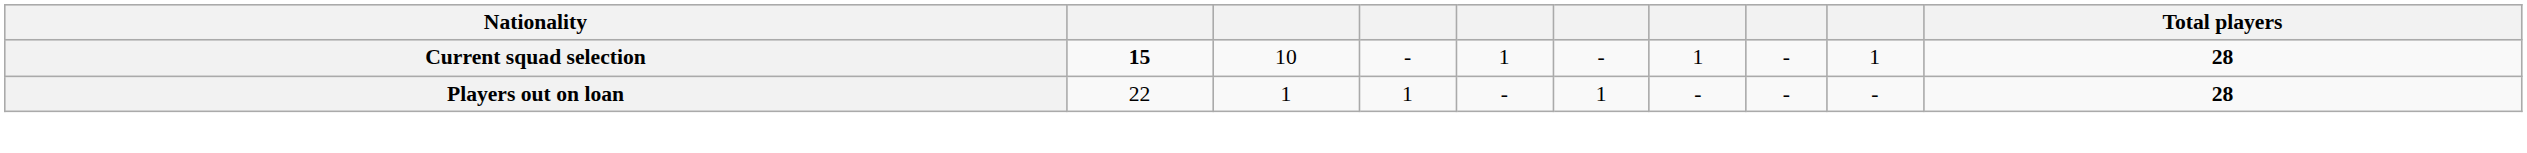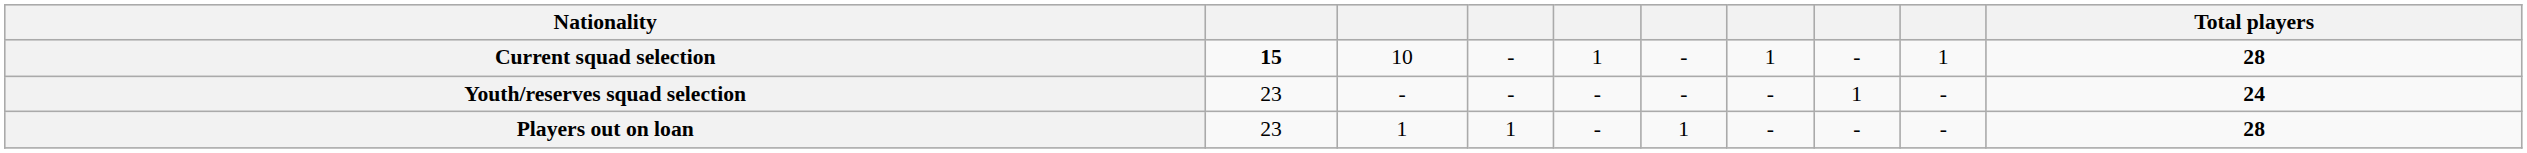+ row: (605, 93)
(1139, 93) 22 -> (1271, 128) 23
